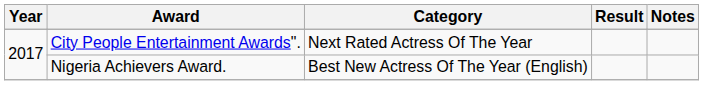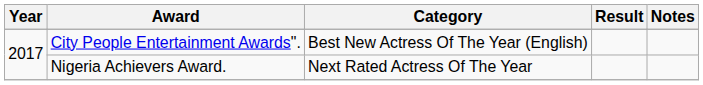(420, 42) Next Rated Actress Of The Year -> (448, 42) Best New Actress Of The Year (English)
(448, 67) Best New Actress Of The Year (English) -> (420, 67) Next Rated Actress Of The Year
